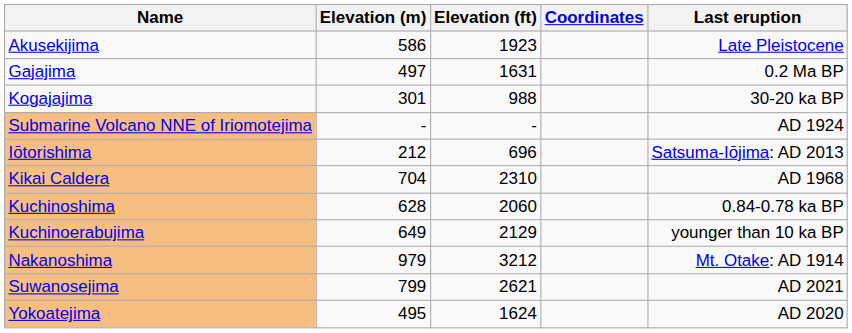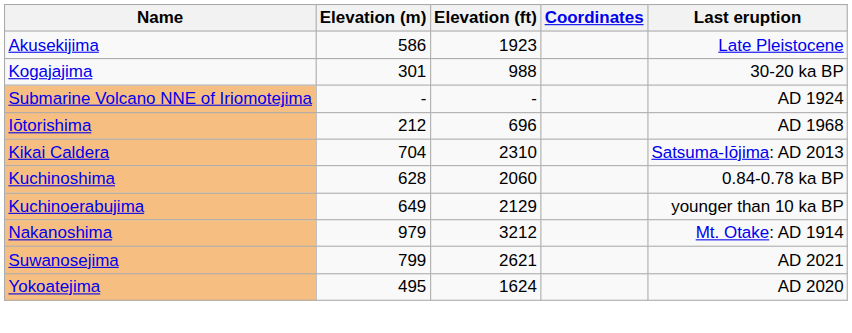- row: (42, 71)
(748, 152) Satsuma-Iōjima: AD 2013 -> (811, 125) AD 1968
(811, 179) AD 1968 -> (748, 152) Satsuma-Iōjima: AD 2013
